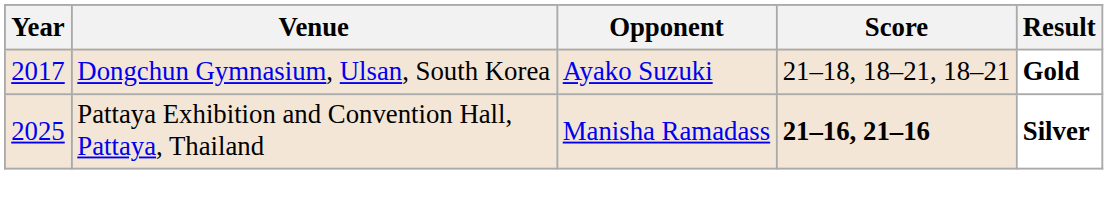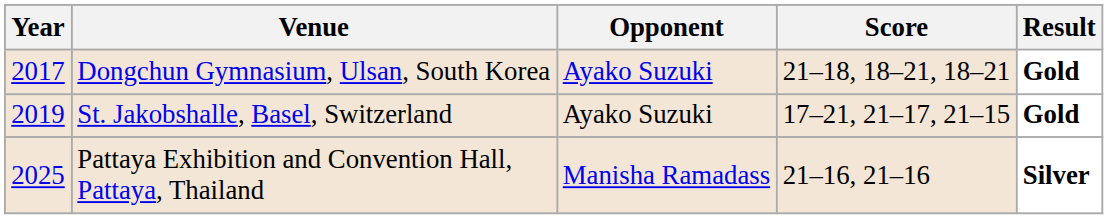+ row: (265, 115)
(856, 131) bold -> (856, 175) normal
